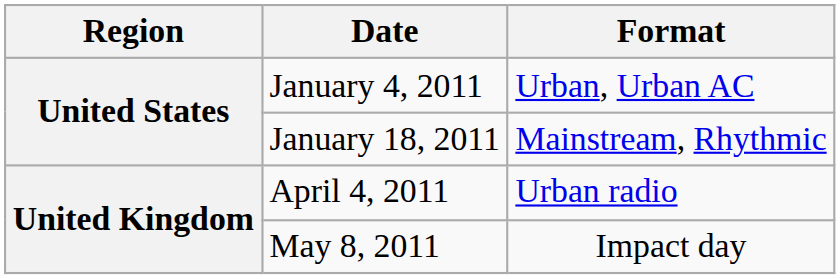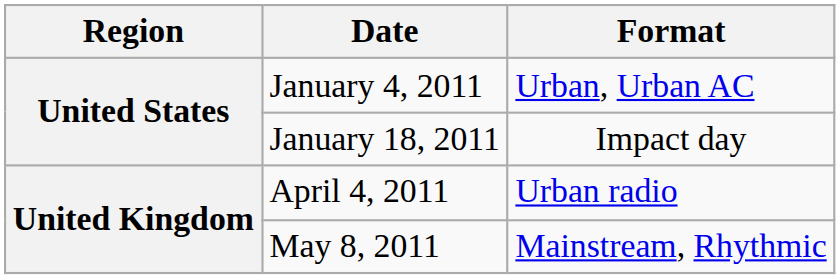(671, 138) Mainstream, Rhythmic -> (671, 138) Impact day
(671, 245) Impact day -> (671, 245) Mainstream, Rhythmic
